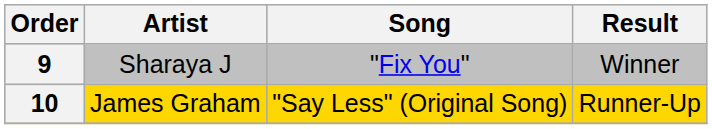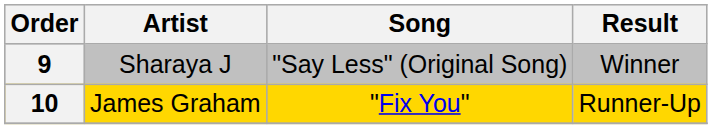(420, 63) "Fix You" -> (420, 63) "Say Less" (Original Song)
(420, 103) "Say Less" (Original Song) -> (420, 103) "Fix You"
